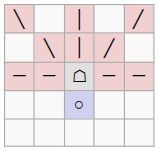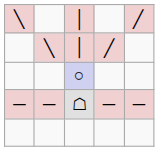rows swapped: (49, 76) <-> (49, 105)
